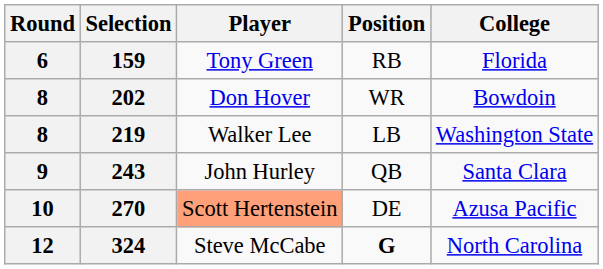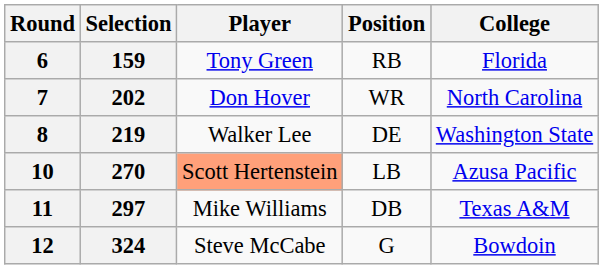(42, 97) 8 -> (42, 97) 7
(514, 97) Bowdoin -> (515, 97) North Carolina
(387, 134) LB -> (387, 134) DE
- row: (128, 171)
(387, 208) DE -> (387, 171) LB
+ row: (128, 208)
(387, 245) bold -> (387, 245) normal
(515, 245) North Carolina -> (514, 245) Bowdoin
